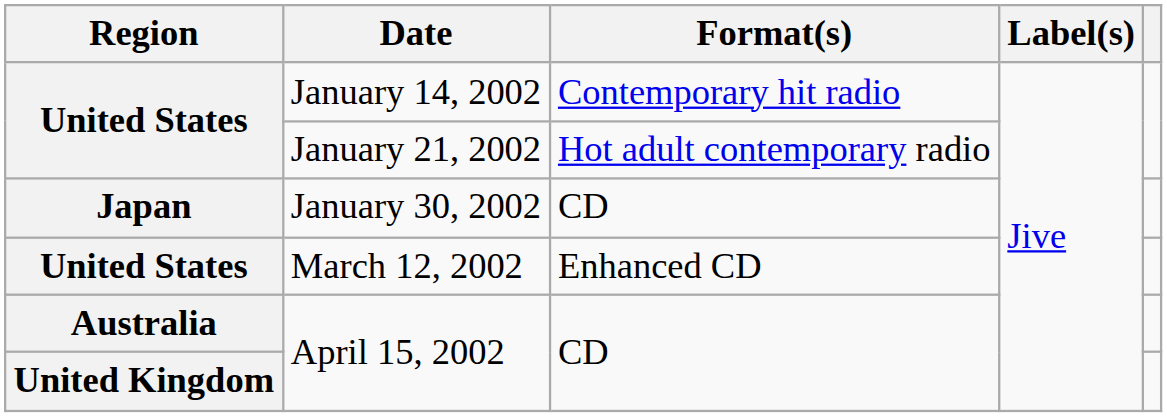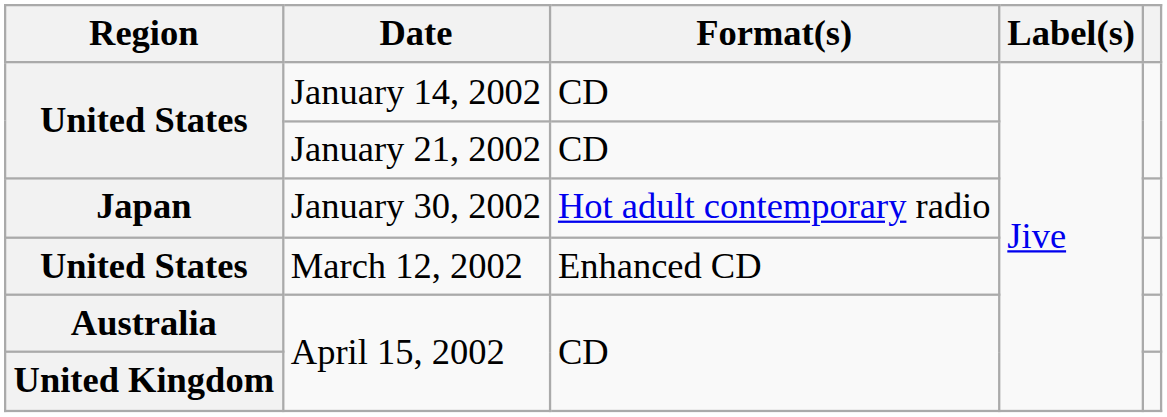(729, 91) Contemporary hit radio -> (583, 91) CD
(774, 149) Hot adult contemporary radio -> (583, 149) CD
(583, 206) CD -> (774, 206) Hot adult contemporary radio
